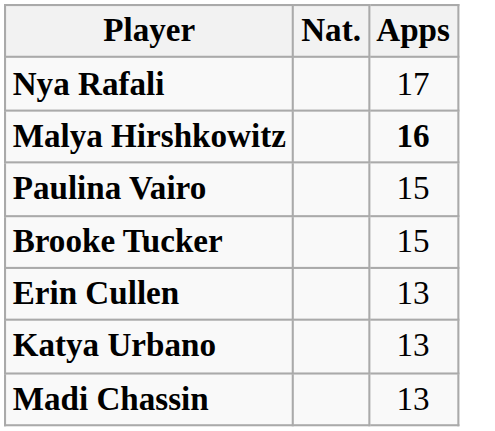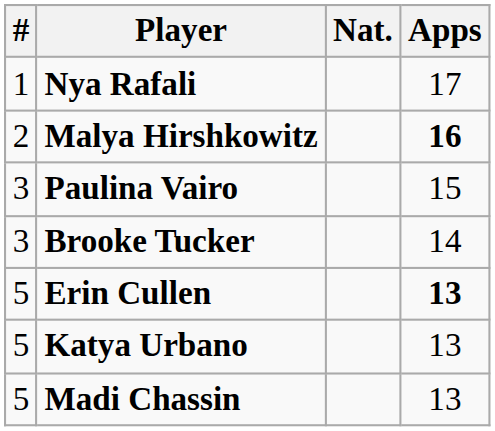+ column: (21, 30)
(413, 240) 15 -> (445, 240) 14
(413, 293) normal -> (445, 293) bold
